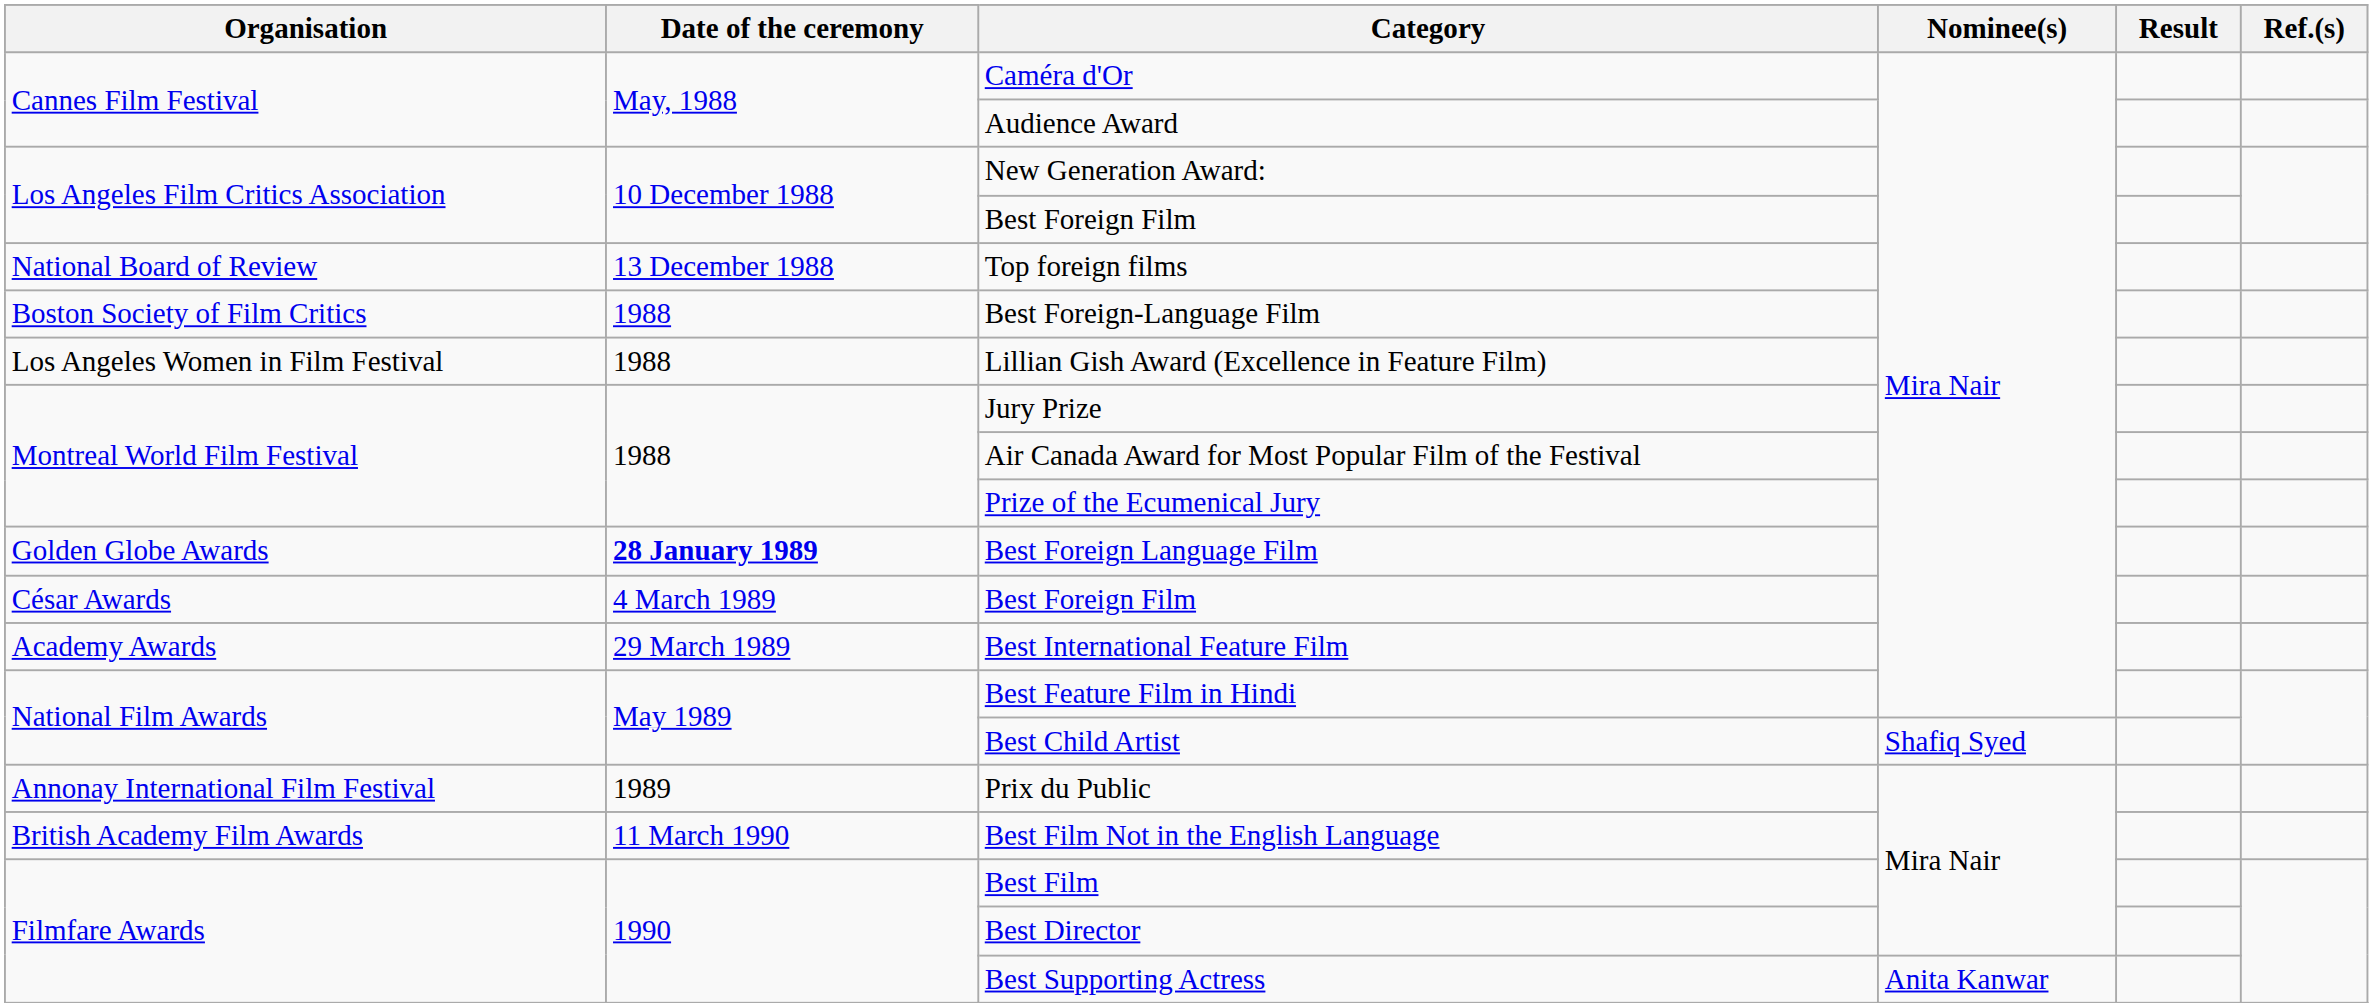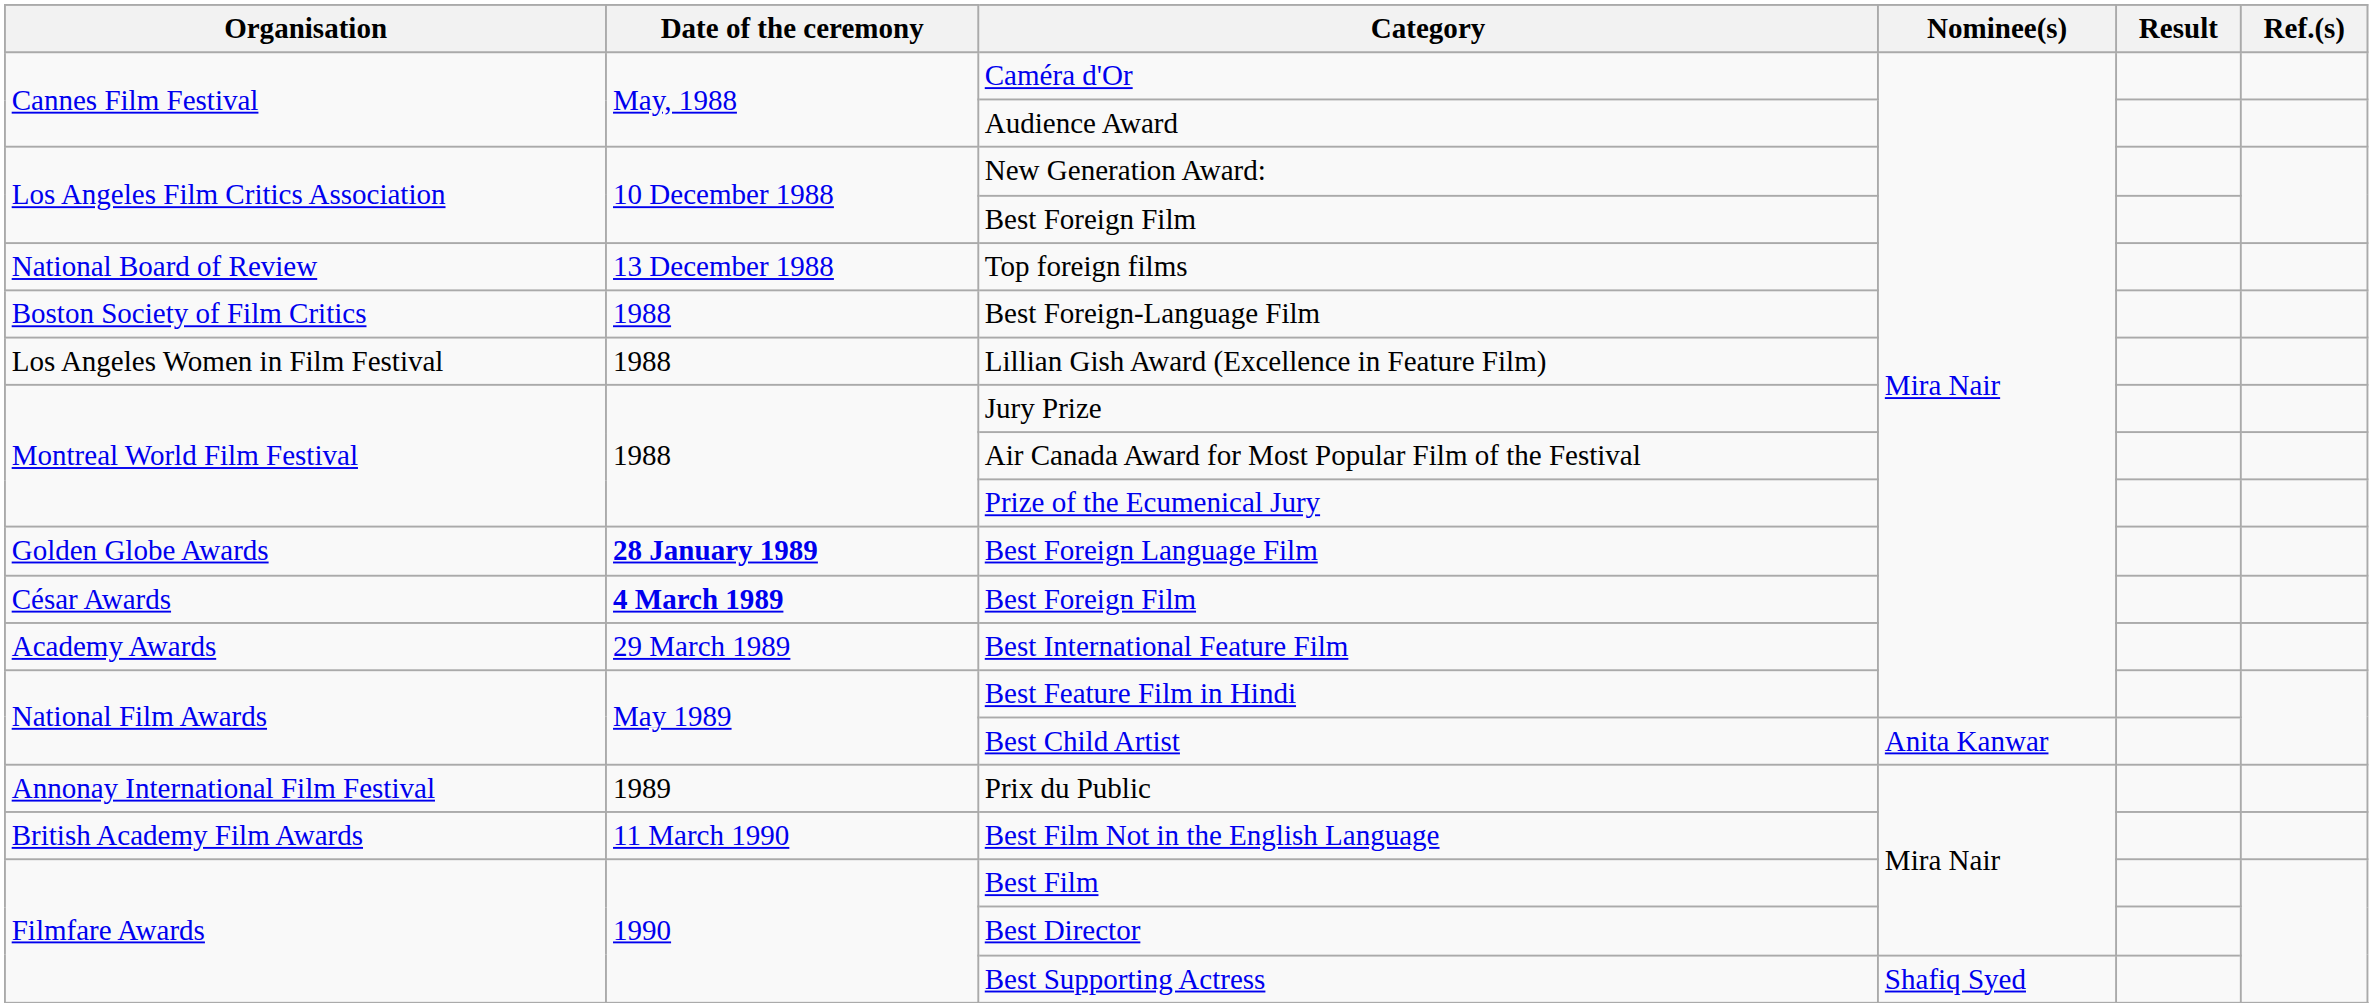(694, 598) normal -> (698, 598) bold
(1955, 740) Shafiq Syed -> (1967, 740) Anita Kanwar
(1967, 978) Anita Kanwar -> (1955, 978) Shafiq Syed
